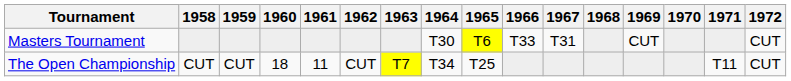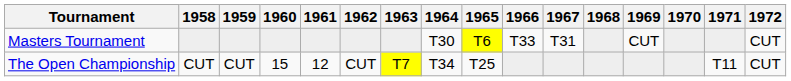(280, 64) 18 -> (280, 64) 15
(320, 64) 11 -> (320, 64) 12
